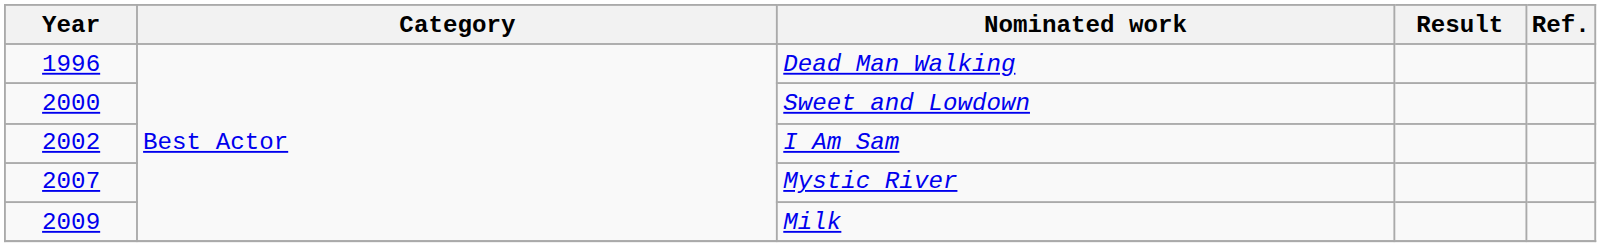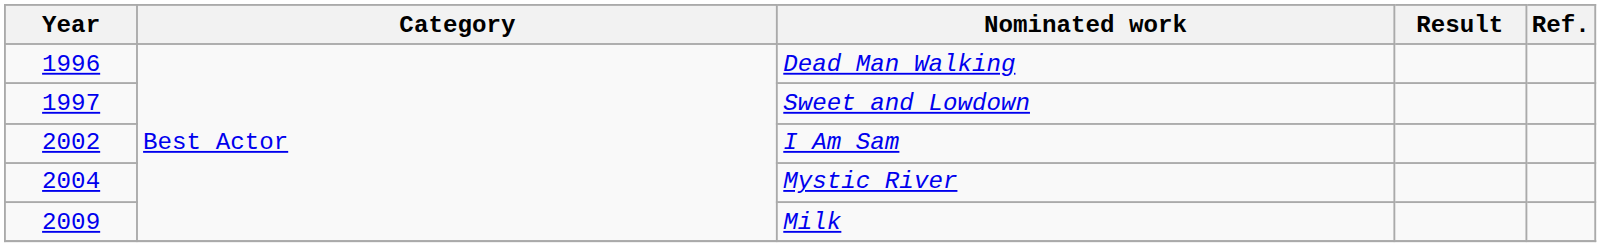(71, 103) 2000 -> (71, 103) 1997
(71, 182) 2007 -> (71, 182) 2004
